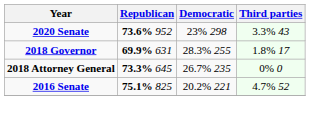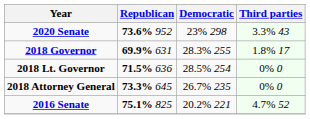+ row: (61, 68)
